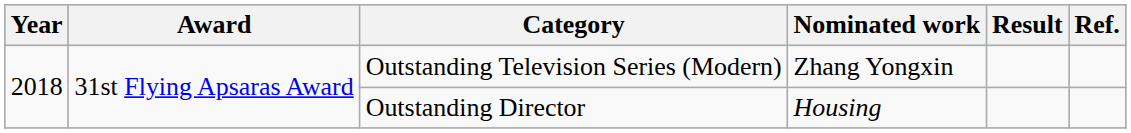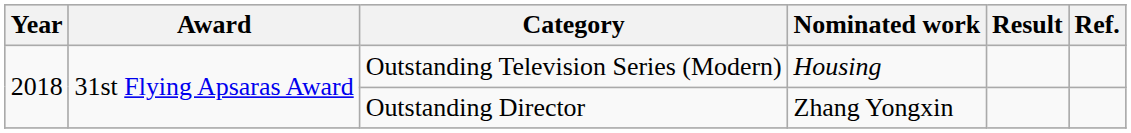(874, 66) Zhang Yongxin -> (838, 66) Housing
(838, 107) Housing -> (874, 107) Zhang Yongxin
